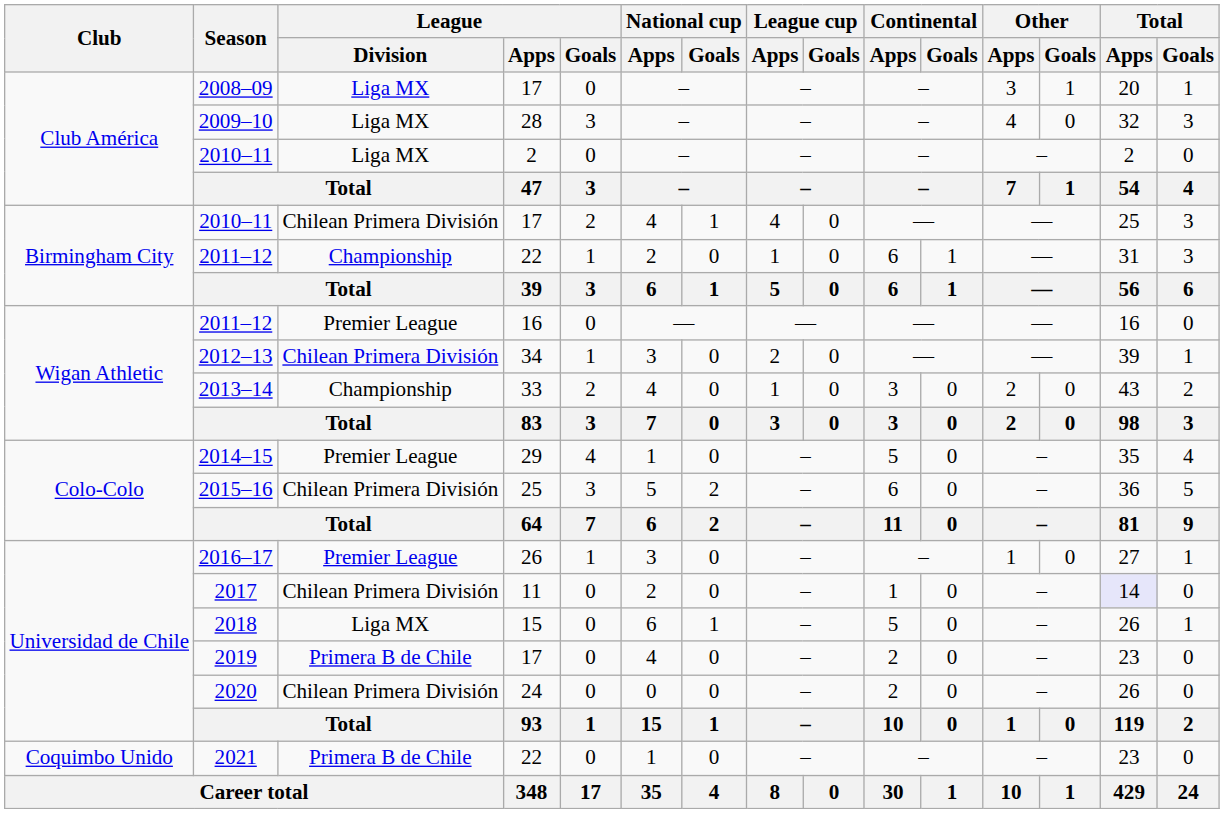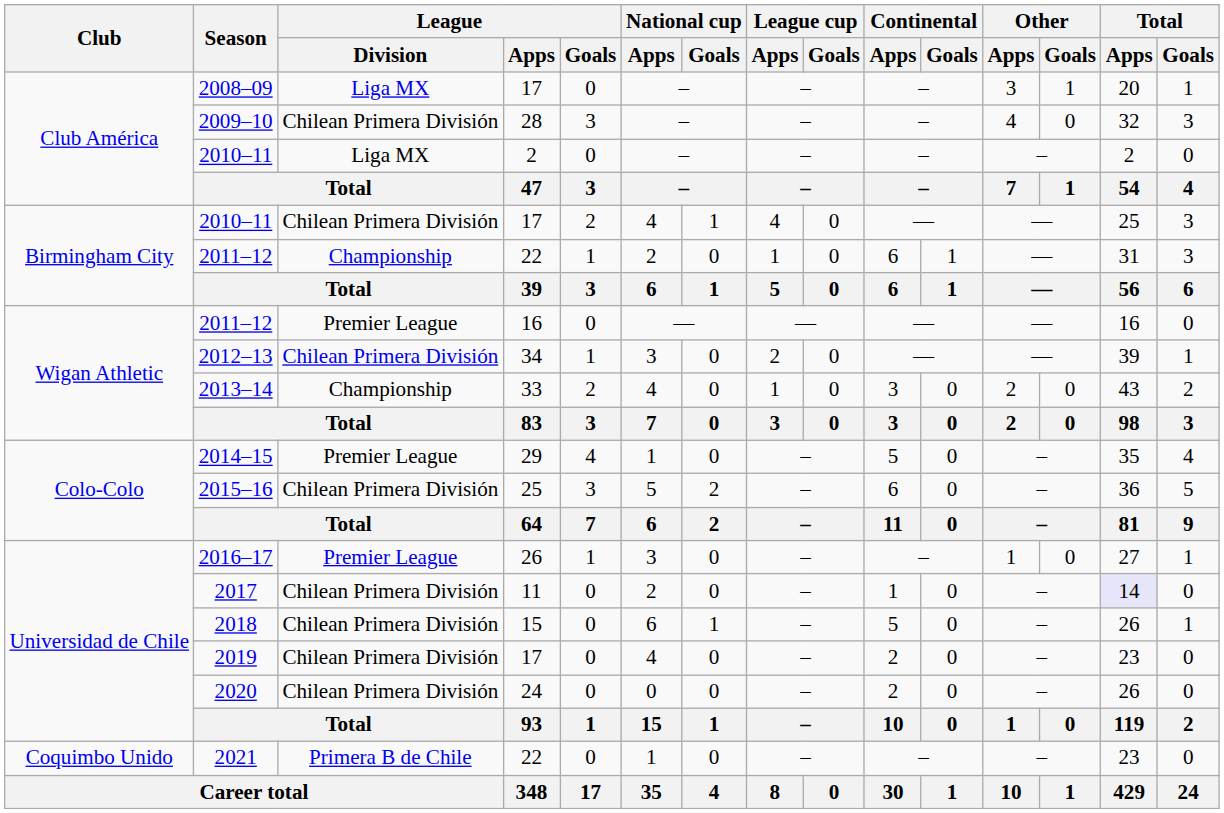(390, 121) Liga MX -> (390, 121) Chilean Primera División
(390, 624) Liga MX -> (390, 624) Chilean Primera División
(390, 657) Primera B de Chile -> (390, 657) Chilean Primera División
